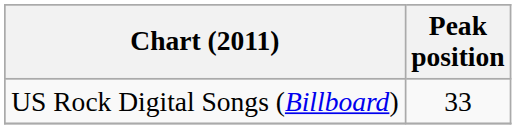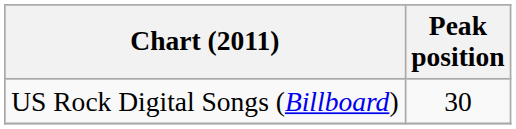(458, 100) 33 -> (458, 100) 30
